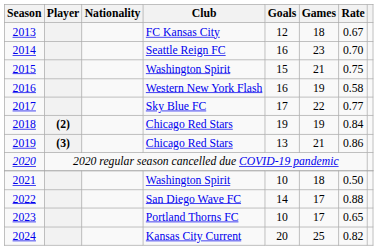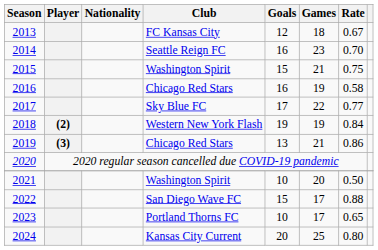(204, 87) Western New York Flash -> (189, 87) Chicago Red Stars
(189, 124) Chicago Red Stars -> (204, 124) Western New York Flash
(319, 180) 18 -> (319, 180) 20
(282, 198) 14 -> (282, 198) 15
(353, 236) 0.82 -> (353, 236) 0.80
